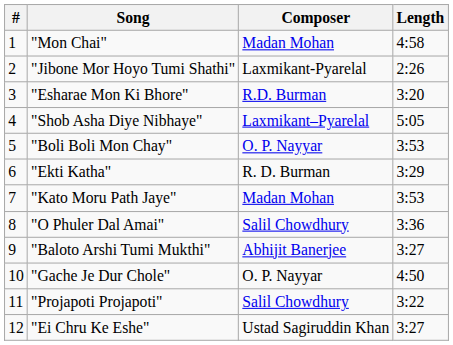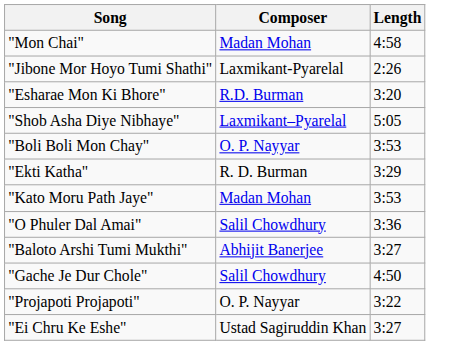- column: (16, 17)
(282, 275) O. P. Nayyar -> (273, 275) Salil Chowdhury
(296, 301) Salil Chowdhury -> (259, 301) O. P. Nayyar
